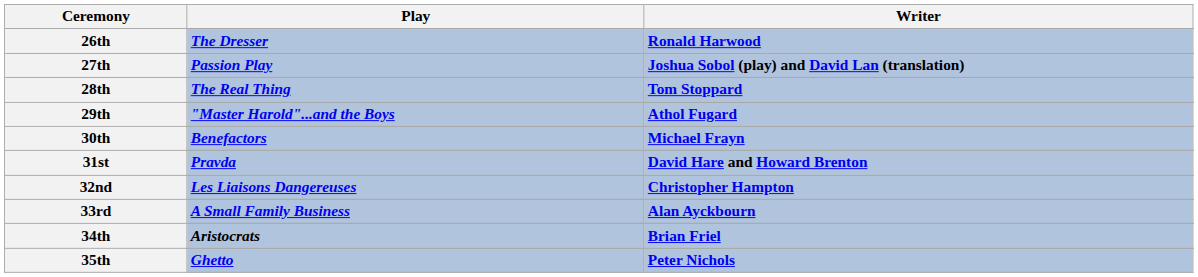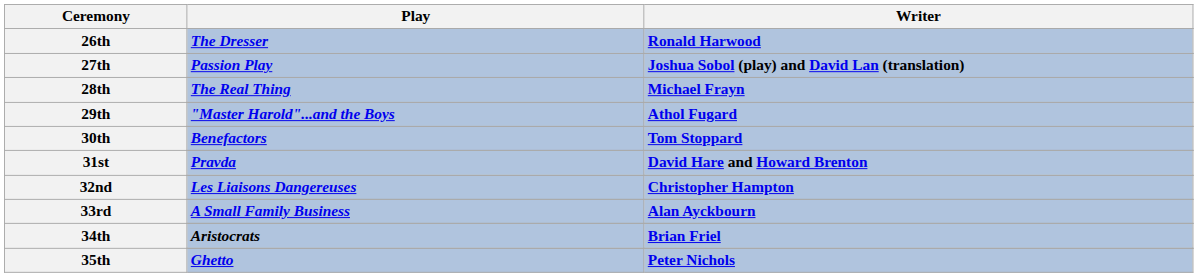(695, 89) Tom Stoppard -> (696, 89) Michael Frayn
(696, 138) Michael Frayn -> (695, 138) Tom Stoppard
